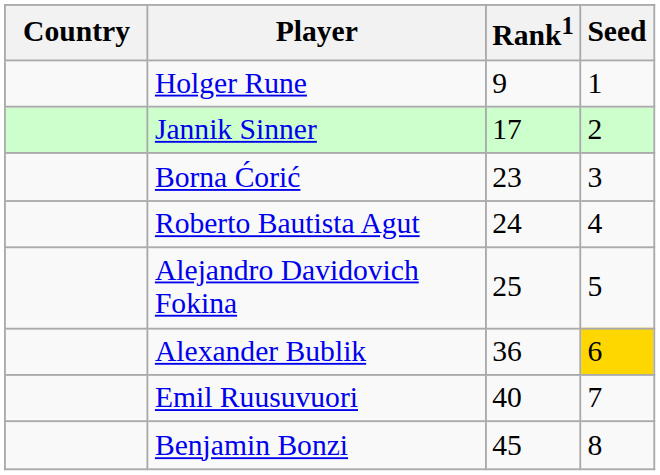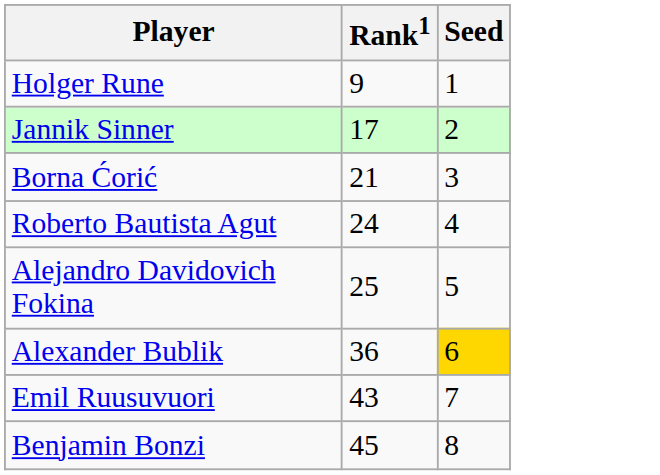- column: (76, 31)
(507, 176) 23 -> (364, 176) 21
(507, 397) 40 -> (364, 397) 43
